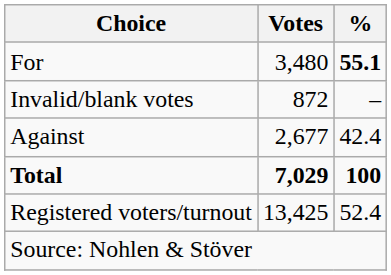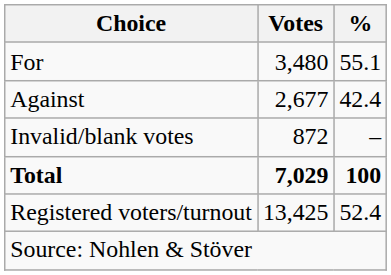(360, 61) bold -> (360, 61) normal
rows swapped: (47, 136) <-> (102, 99)
